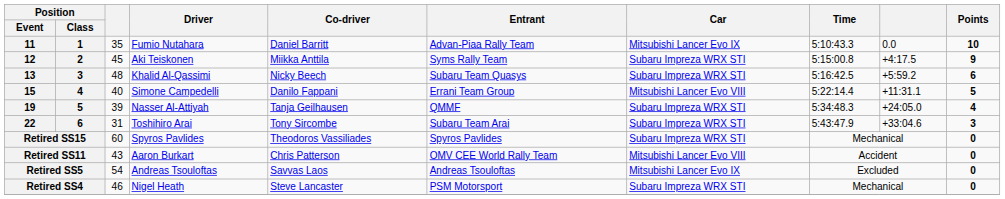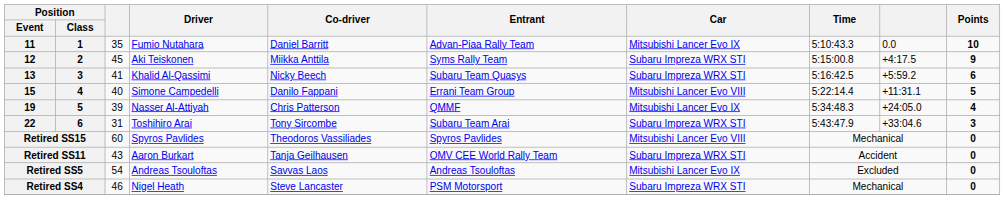(117, 75) 48 -> (117, 75) 41
(309, 107) Tanja Geilhausen -> (305, 107) Chris Patterson
(687, 107) Subaru Impreza WRX STI -> (685, 107) Mitsubishi Lancer Evo IX
(687, 139) Subaru Impreza WRX STI -> (687, 139) Mitsubishi Lancer Evo VIII
(305, 155) Chris Patterson -> (309, 155) Tanja Geilhausen
(687, 155) Mitsubishi Lancer Evo VIII -> (687, 155) Subaru Impreza WRX STI
